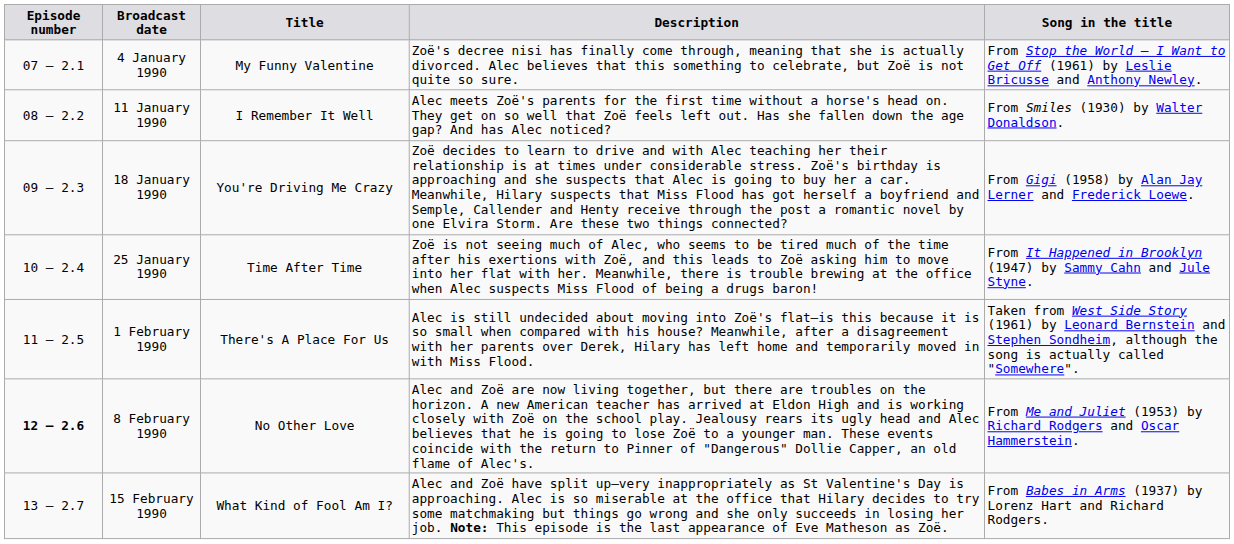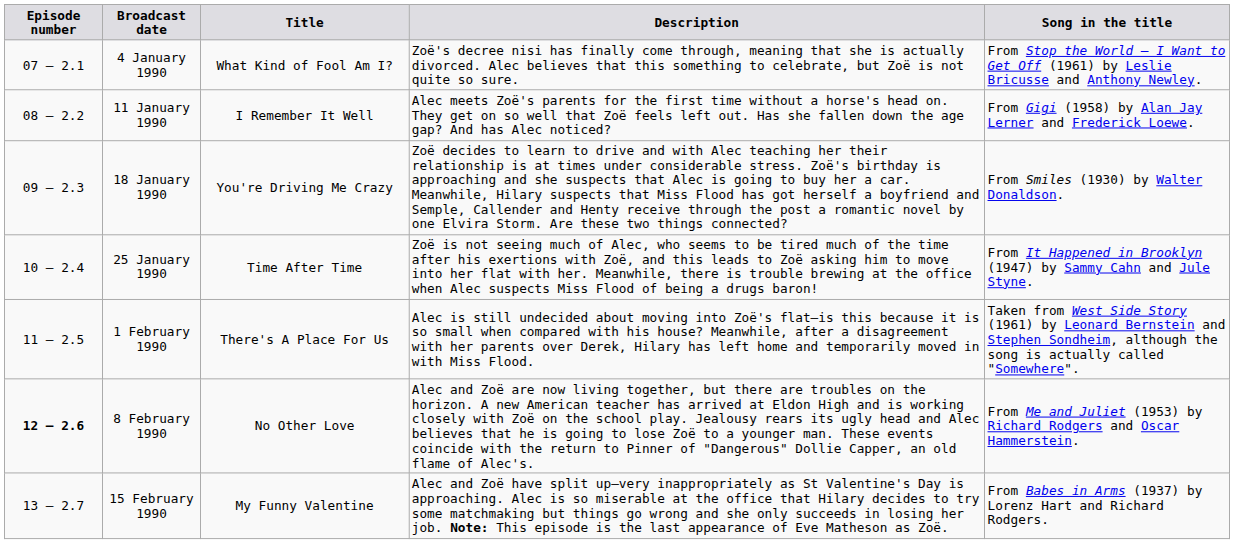(305, 65) My Funny Valentine -> (305, 65) What Kind of Fool Am I?
(1095, 115) From Smiles (1930) by Walter Donaldson. -> (1095, 115) From Gigi (1958) by Alan Jay Lerner and Frederick Loewe.
(1095, 187) From Gigi (1958) by Alan Jay Lerner and Frederick Loewe. -> (1095, 187) From Smiles (1930) by Walter Donaldson.
(305, 506) What Kind of Fool Am I? -> (305, 506) My Funny Valentine
